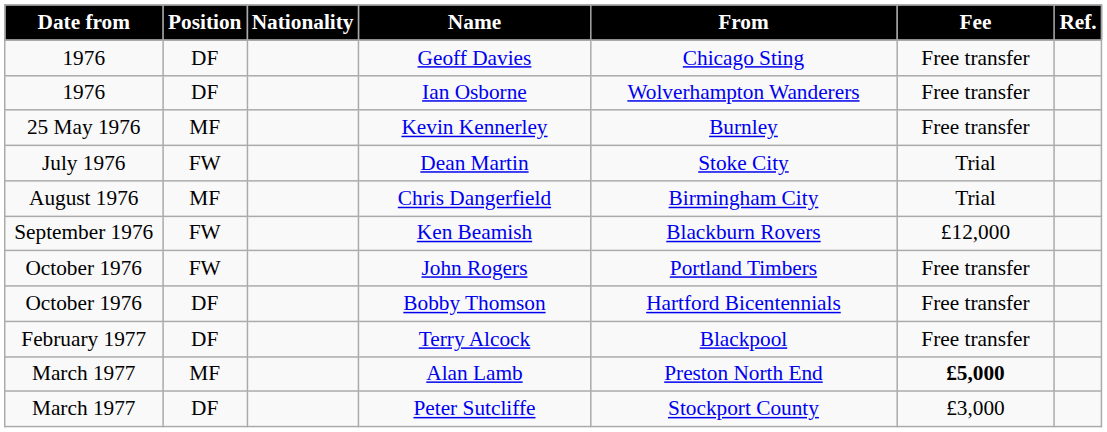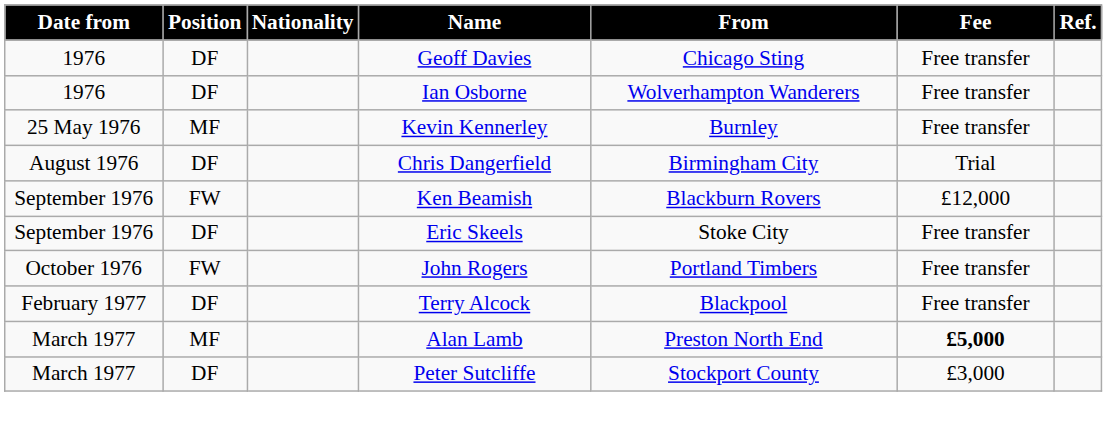- row: (474, 163)
(205, 198) MF -> (205, 163) DF
+ row: (474, 233)
- row: (474, 303)
